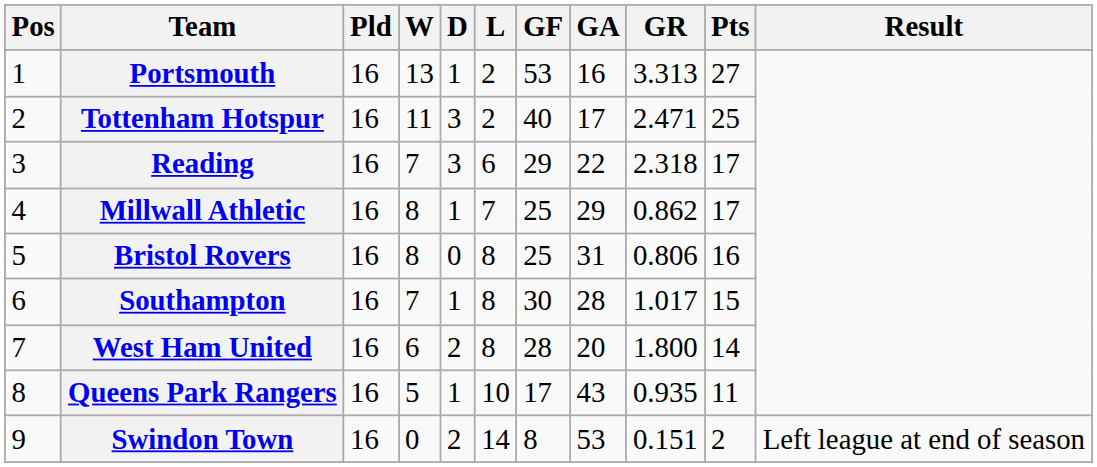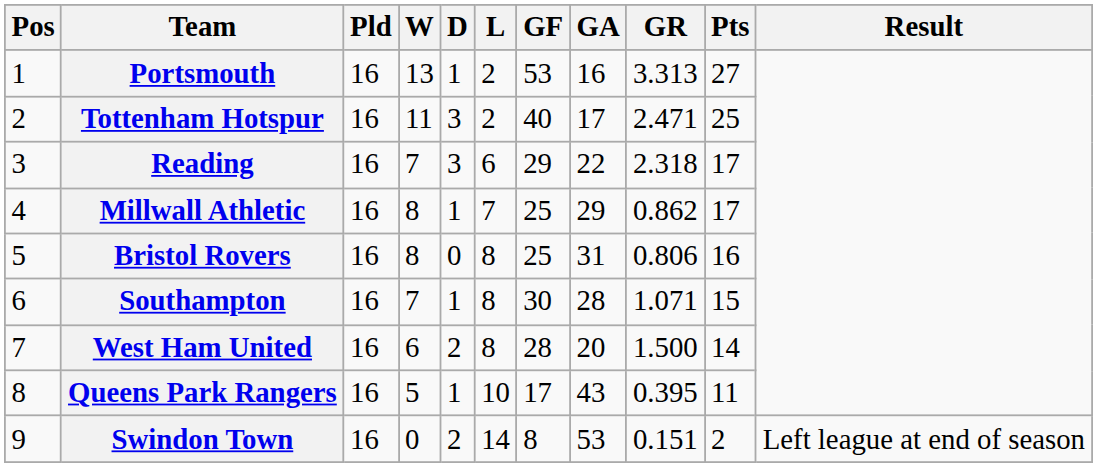(665, 301) 1.017 -> (665, 301) 1.071
(665, 347) 1.800 -> (665, 347) 1.500
(665, 392) 0.935 -> (665, 392) 0.395
